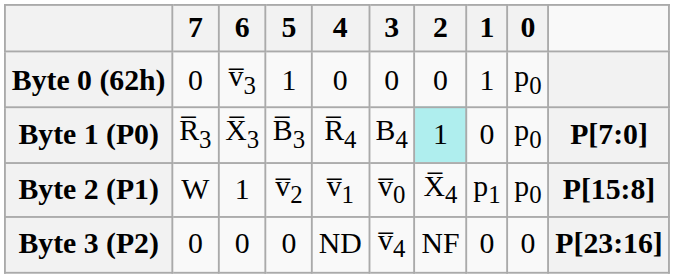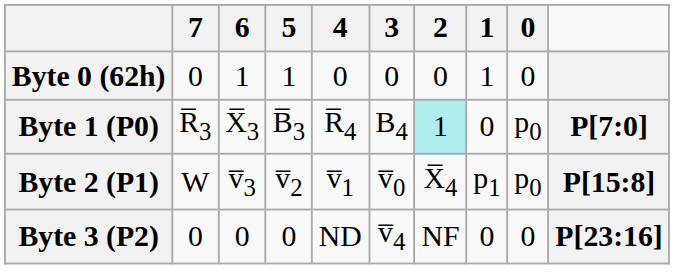(242, 79) v̅3 -> (242, 75) 1
(528, 79) p0 -> (528, 75) 0
(242, 189) 1 -> (242, 181) v̅3
